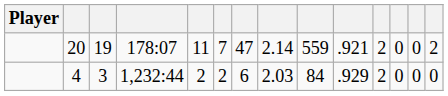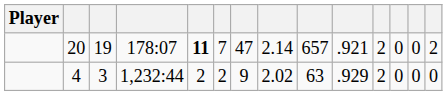(201, 47) normal -> (201, 47) bold
(315, 47) 559 -> (315, 47) 657
(244, 76) 6 -> (244, 76) 9
(278, 76) 2.03 -> (277, 76) 2.02
(315, 76) 84 -> (315, 76) 63
